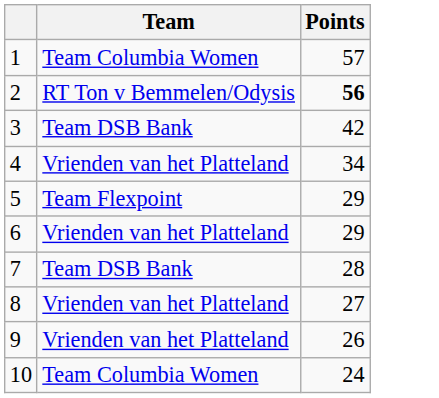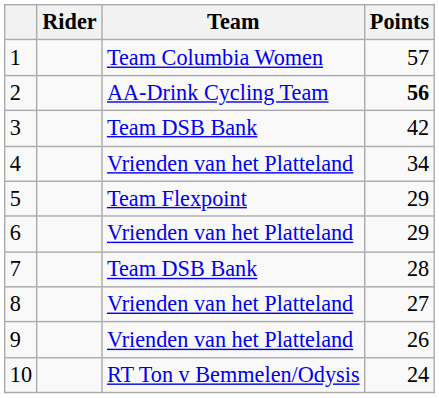+ column: (69, 22)
(169, 92) RT Ton v Bemmelen/Odysis -> (218, 92) AA-Drink Cycling Team
(150, 374) Team Columbia Women -> (233, 374) RT Ton v Bemmelen/Odysis
